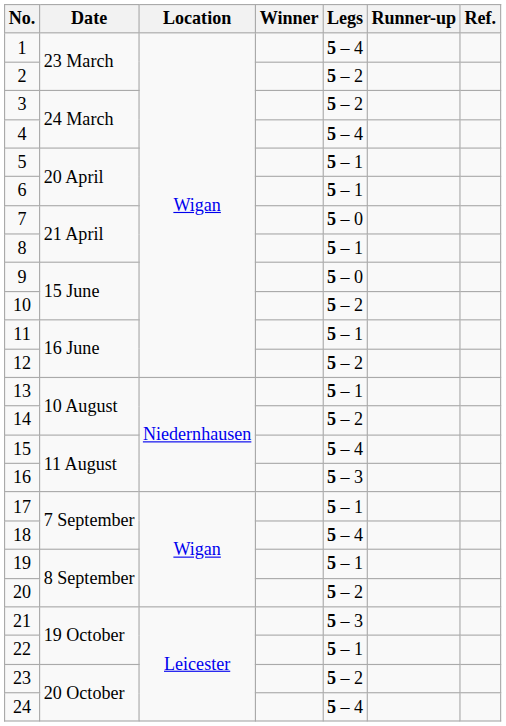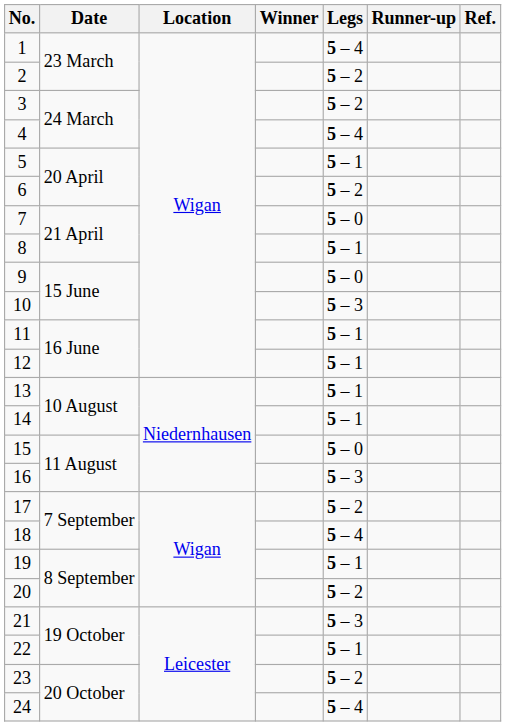(345, 190) 5 – 1 -> (345, 190) 5 – 2
(345, 305) 5 – 2 -> (345, 305) 5 – 3
(345, 362) 5 – 2 -> (345, 362) 5 – 1
(345, 420) 5 – 2 -> (345, 420) 5 – 1
(345, 448) 5 – 4 -> (345, 448) 5 – 0
(345, 506) 5 – 1 -> (345, 506) 5 – 2
